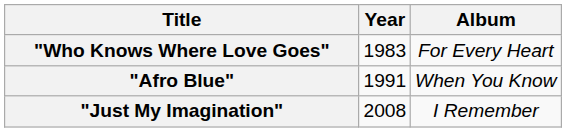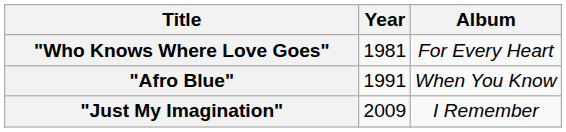(385, 50) 1983 -> (385, 50) 1981
(385, 111) 2008 -> (385, 111) 2009
